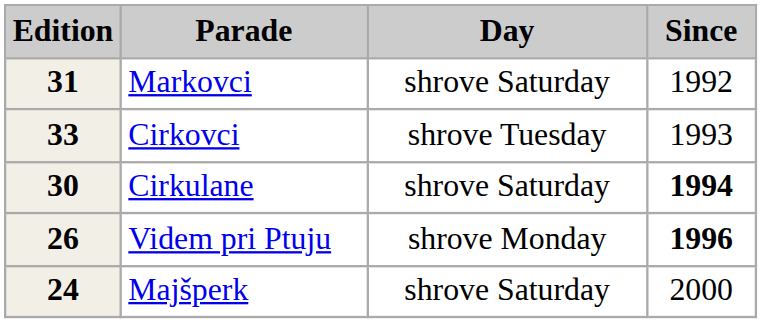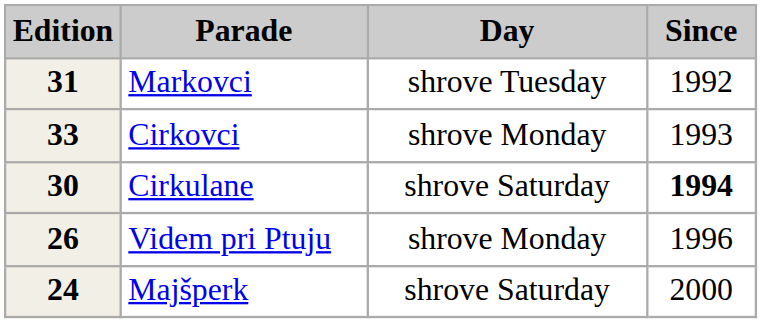(507, 82) shrove Saturday -> (507, 82) shrove Tuesday
(507, 134) shrove Tuesday -> (507, 134) shrove Monday
(701, 238) bold -> (701, 238) normal
